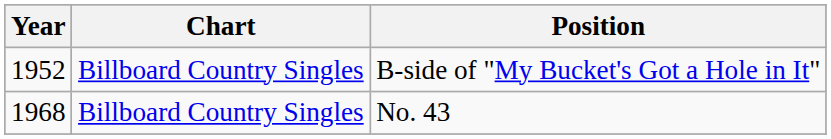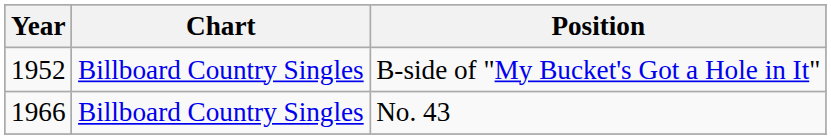(38, 112) 1968 -> (38, 112) 1966
